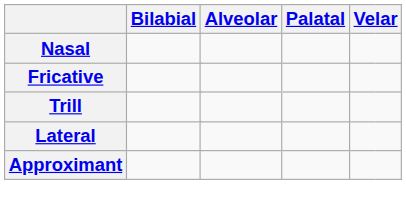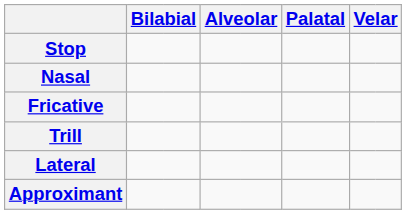+ row: (66, 48)
